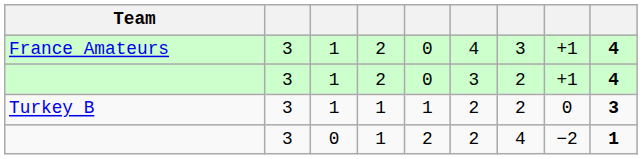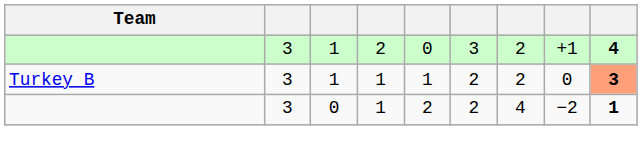- row: (89, 49)
(614, 109) no background -> (614, 79) lightsalmon background
